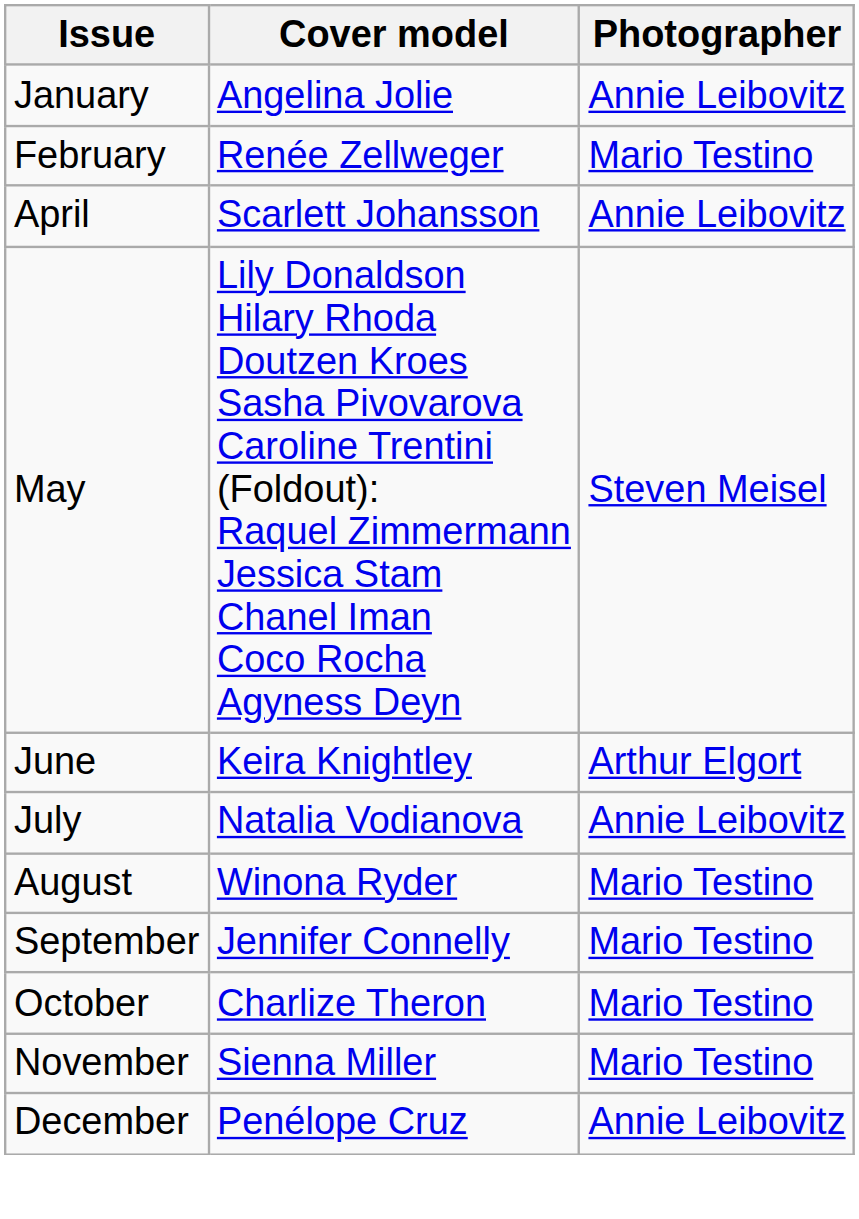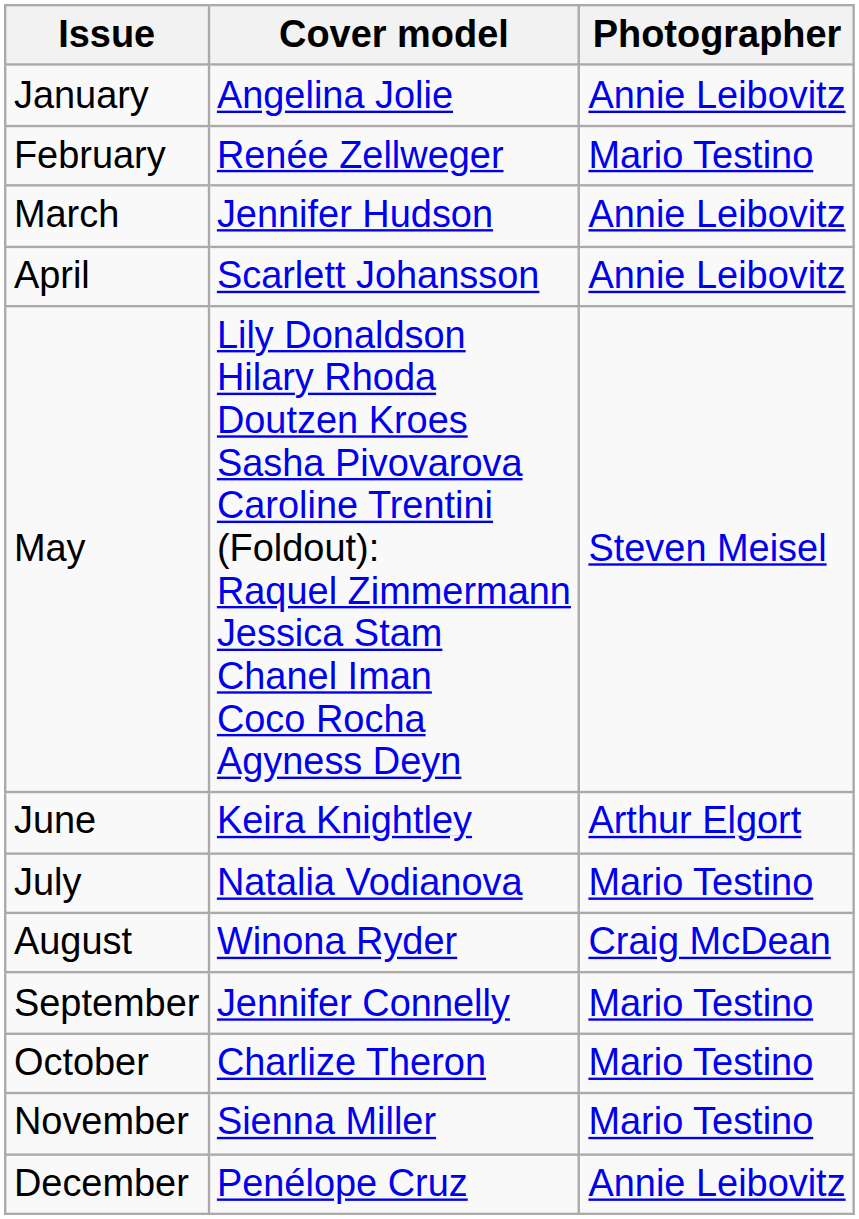+ row: (67, 214)
(717, 822) Annie Leibovitz -> (701, 882) Mario Testino
(701, 882) Mario Testino -> (710, 942) Craig McDean
